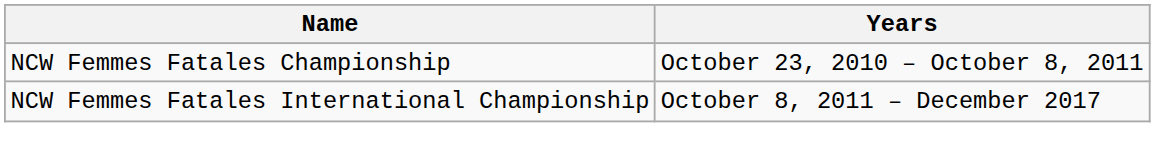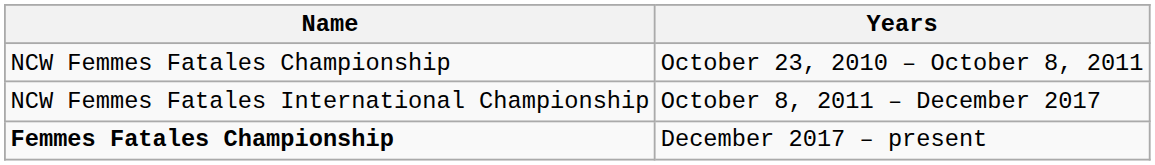+ row: (202, 140)
